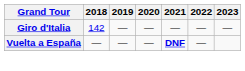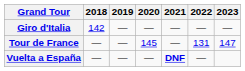+ row: (44, 43)
